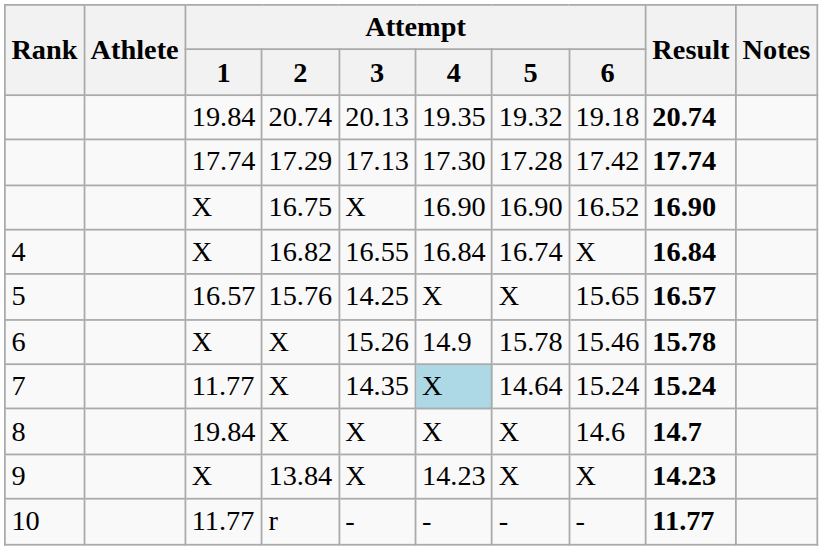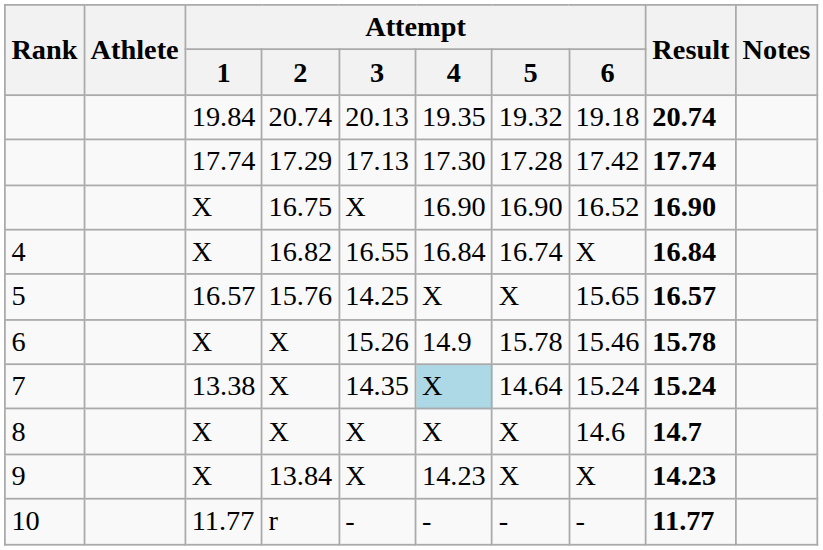(223, 386) 11.77 -> (224, 386) 13.38
(224, 431) 19.84 -> (202, 431) X
